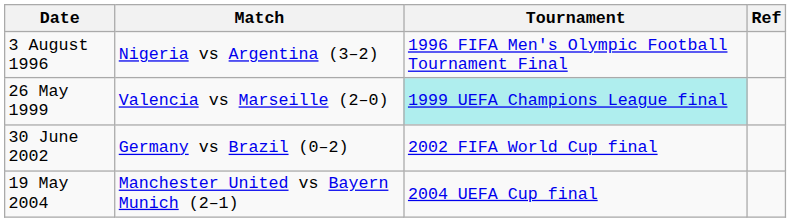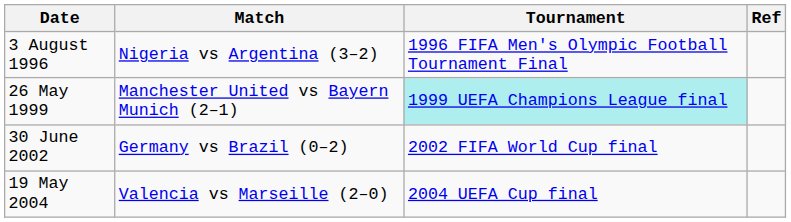(254, 101) Valencia vs Marseille (2–0) -> (254, 101) Manchester United vs Bayern Munich (2–1)
(254, 194) Manchester United vs Bayern Munich (2–1) -> (254, 194) Valencia vs Marseille (2–0)
